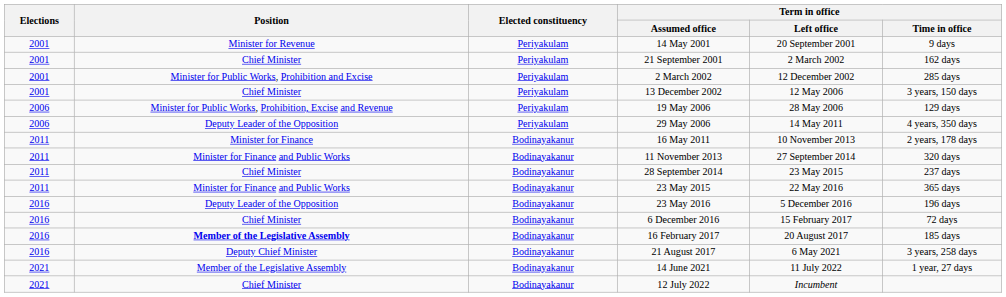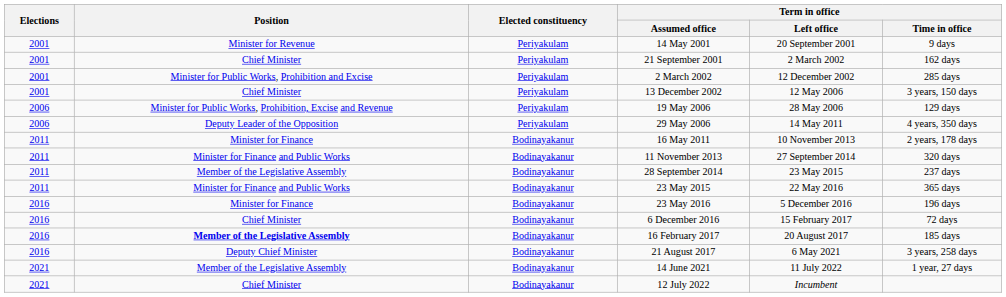(272, 172) Chief Minister -> (272, 172) Member of the Legislative Assembly
(272, 204) Deputy Leader of the Opposition -> (272, 204) Minister for Finance
